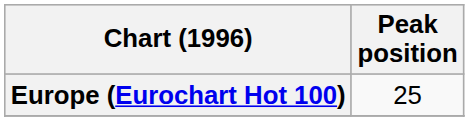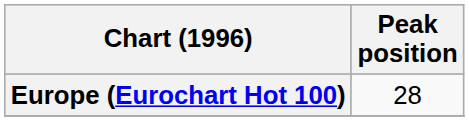(408, 94) 25 -> (408, 94) 28
